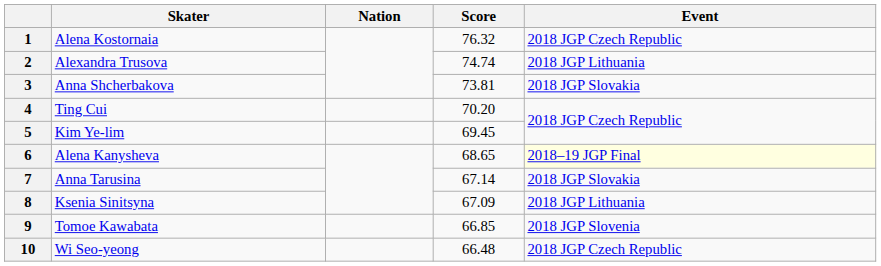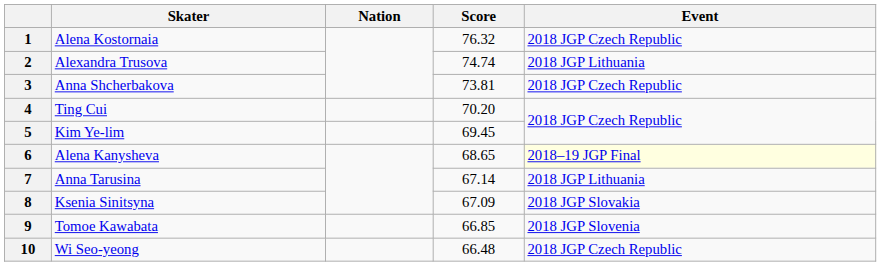(584, 86) 2018 JGP Slovakia -> (605, 86) 2018 JGP Czech Republic
(584, 179) 2018 JGP Slovakia -> (586, 179) 2018 JGP Lithuania
(586, 202) 2018 JGP Lithuania -> (584, 202) 2018 JGP Slovakia
